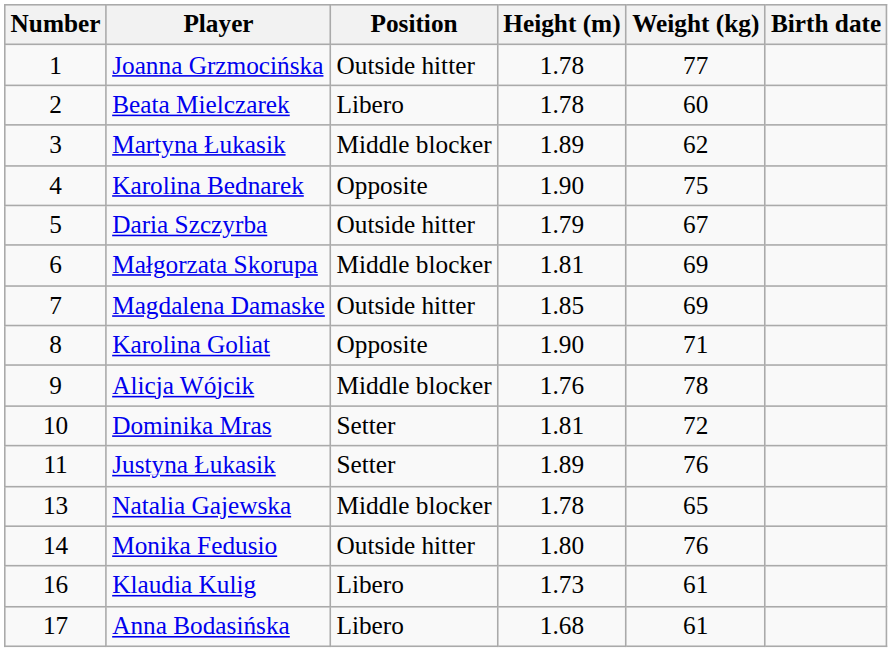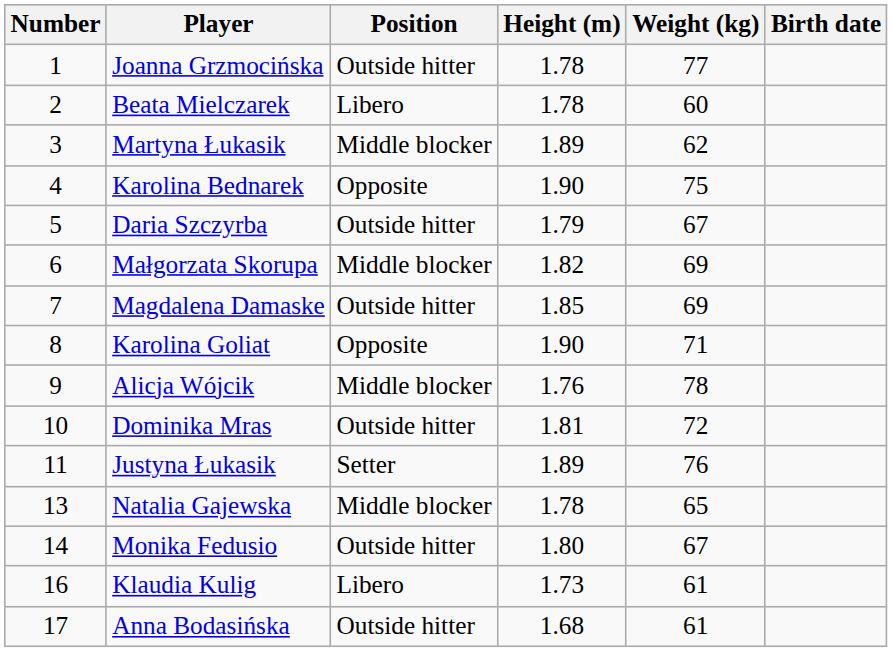(562, 265) 1.81 -> (562, 265) 1.82
(366, 425) Setter -> (406, 425) Outside hitter
(696, 545) 76 -> (696, 545) 67
(370, 625) Libero -> (406, 625) Outside hitter
